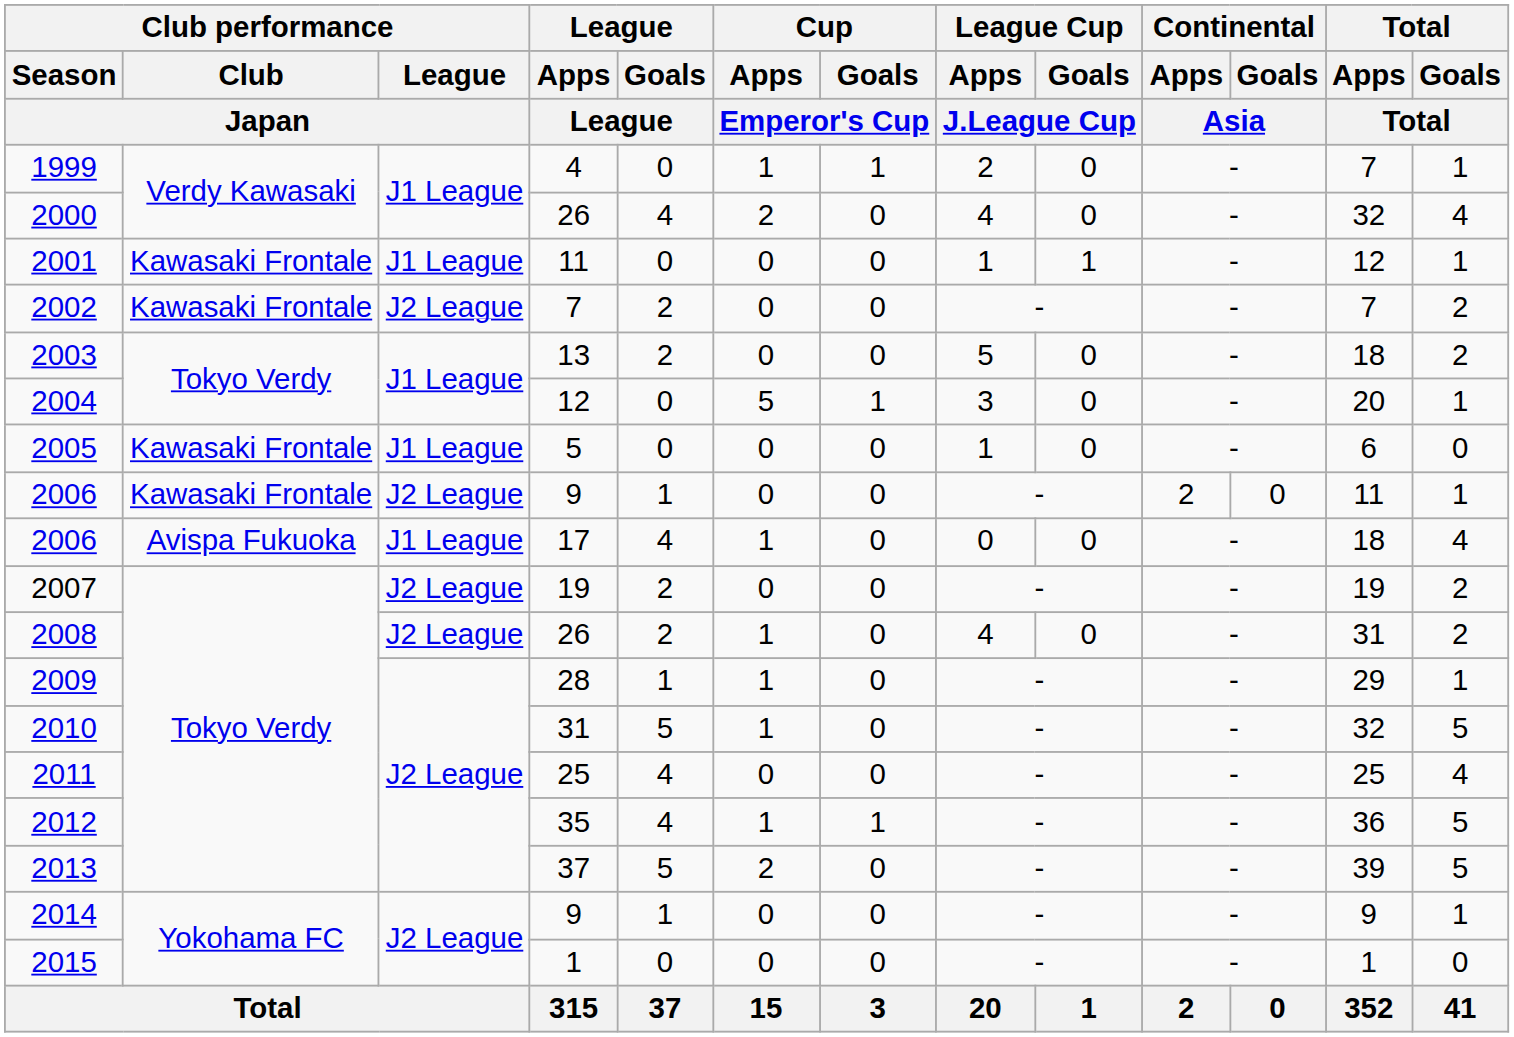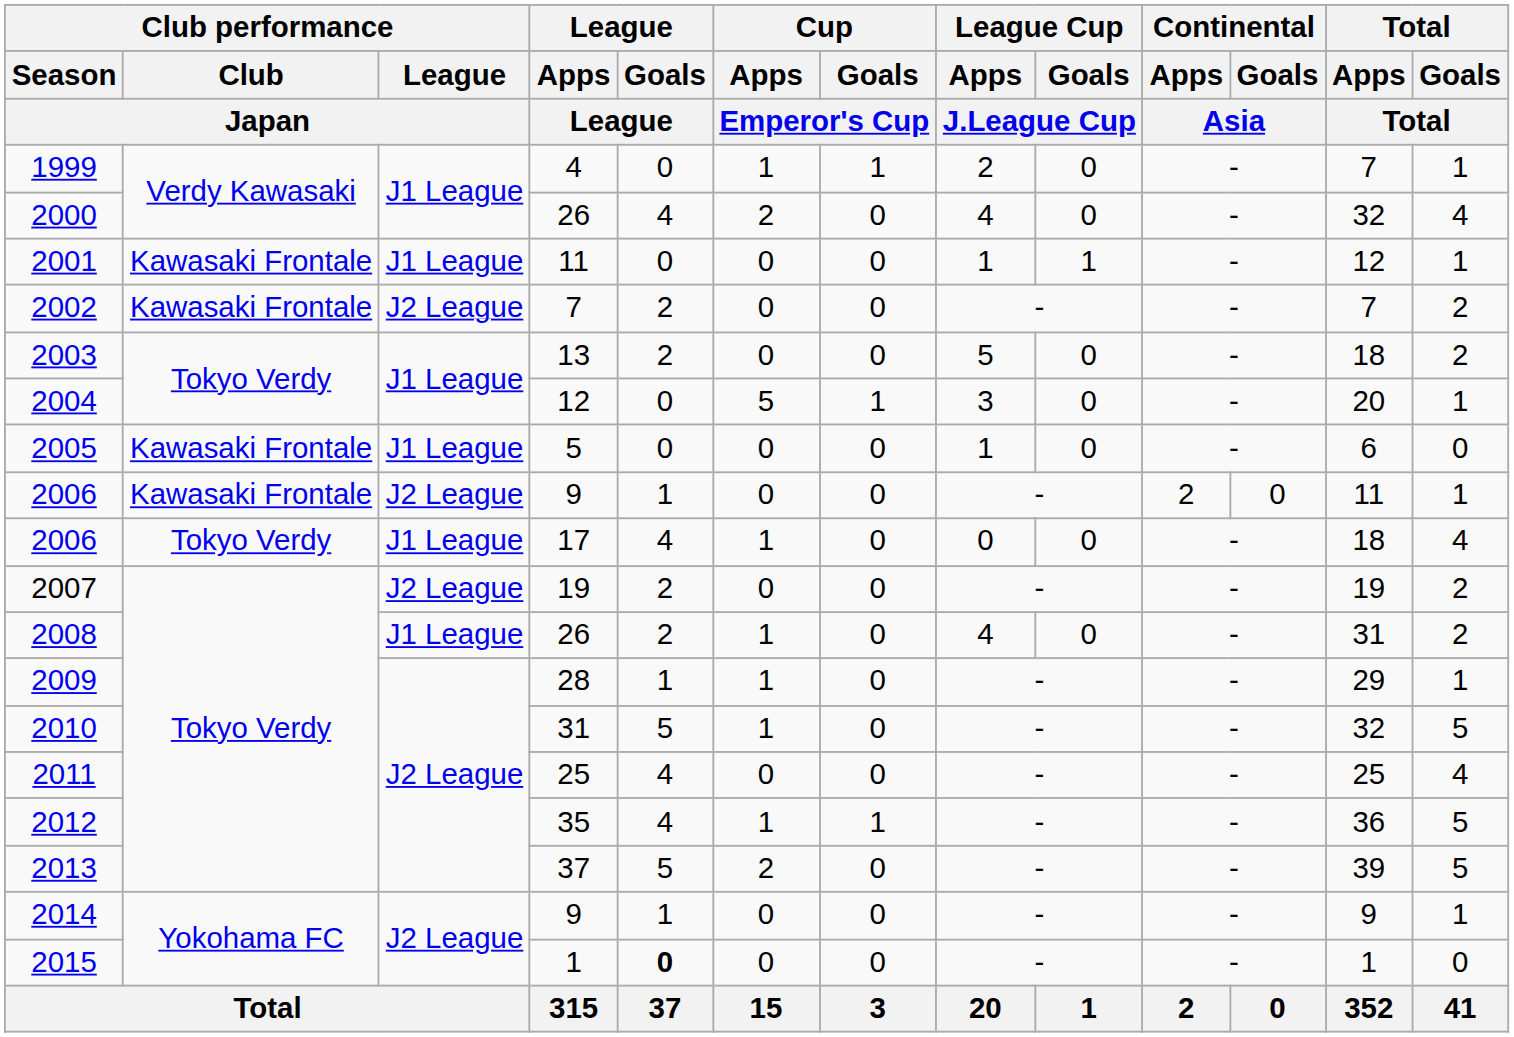(251, 541) Avispa Fukuoka -> (251, 541) Tokyo Verdy
(455, 634) J2 League -> (455, 634) J1 League
(665, 961) normal -> (665, 961) bold
